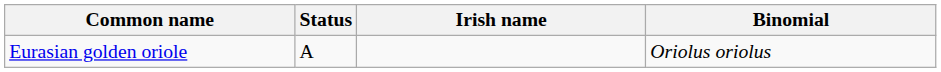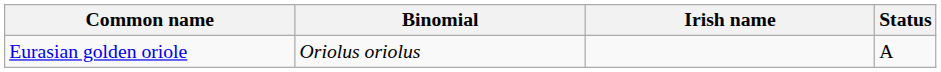columns swapped: (791, 20) <-> (326, 20)
